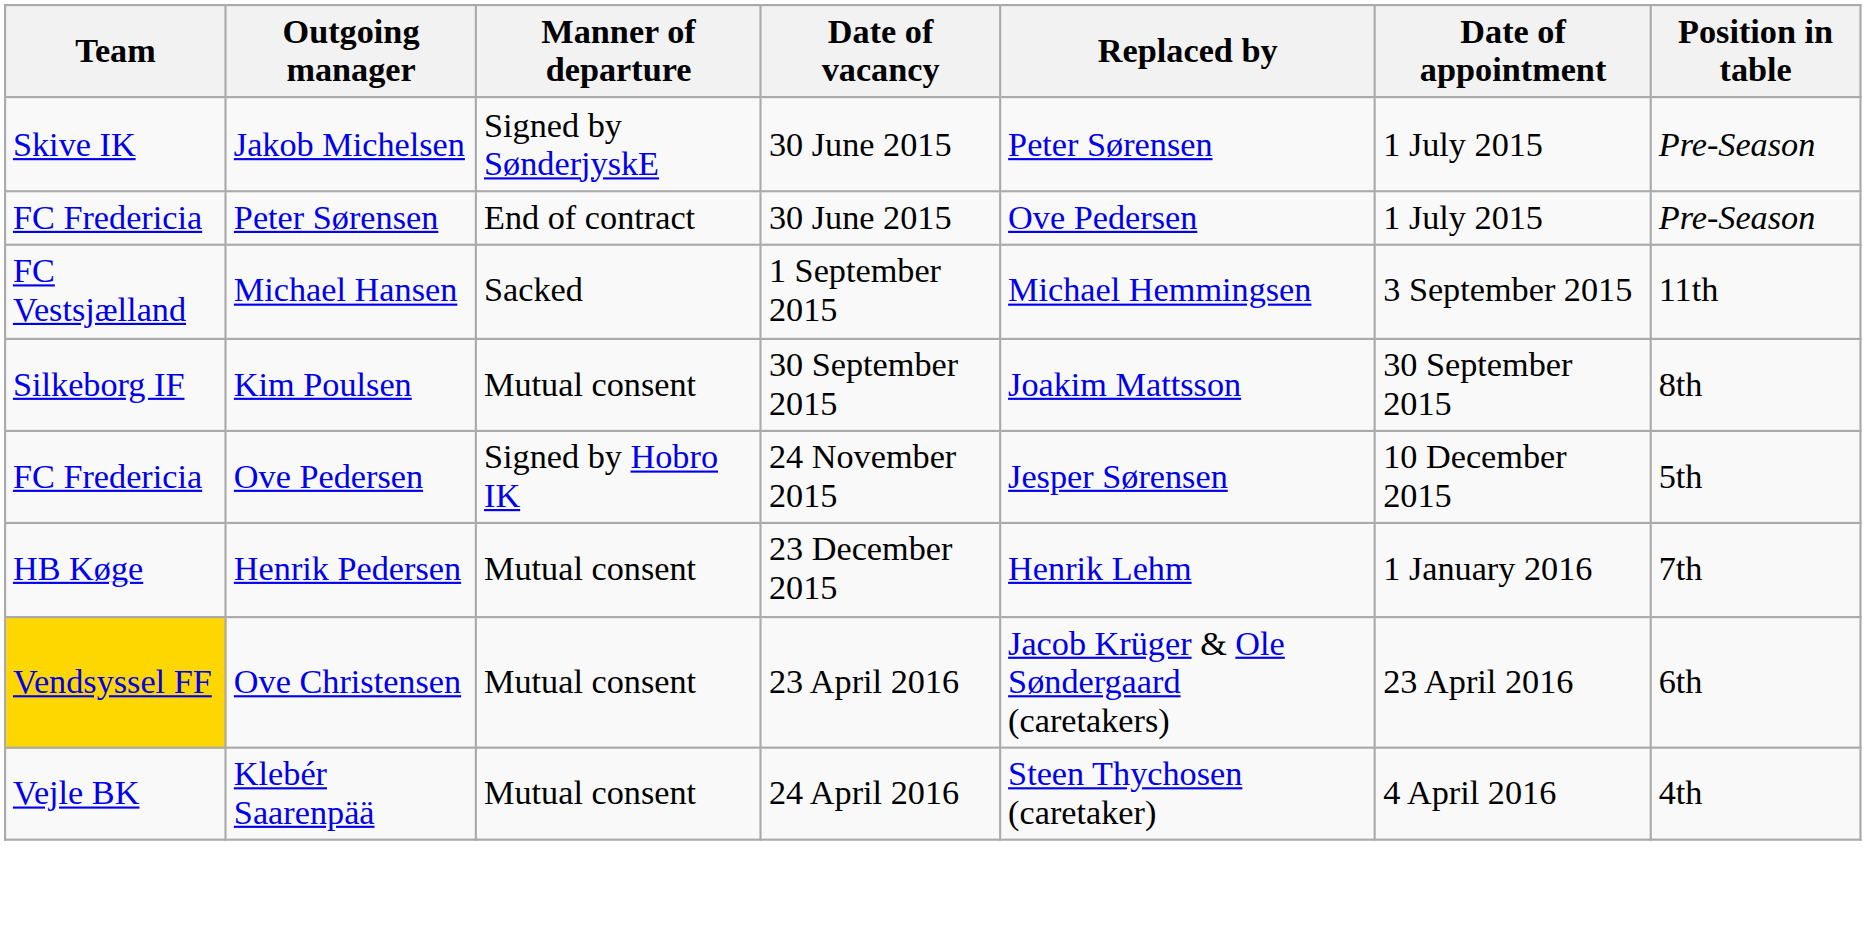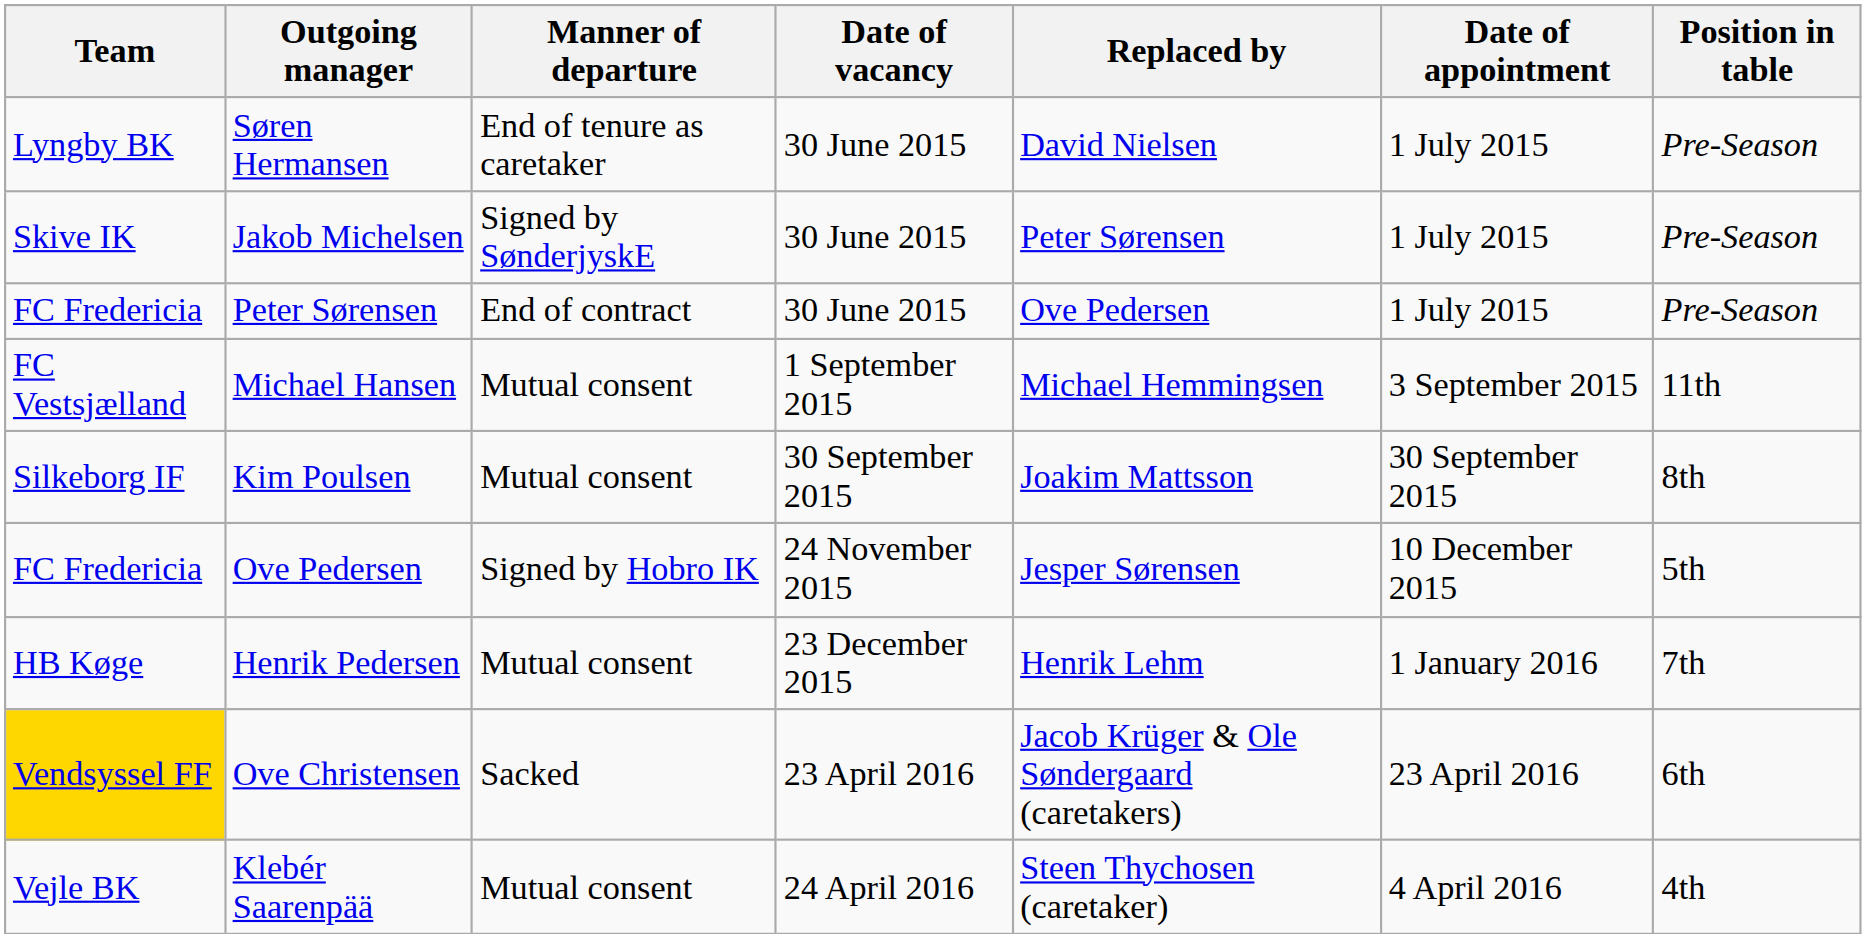+ row: (311, 143)
(533, 290) Sacked -> (586, 383) Mutual consent
(590, 681) Mutual consent -> (530, 774) Sacked
